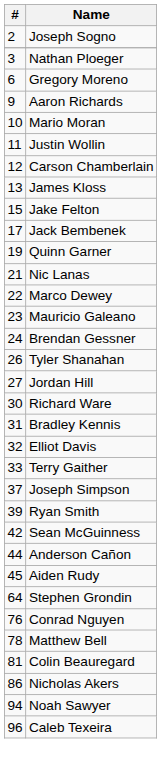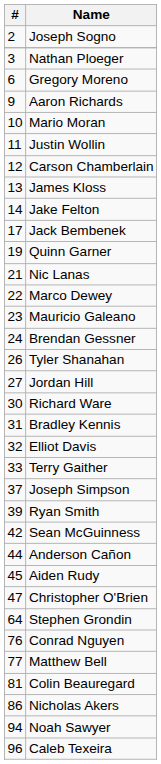(15, 209) 15 -> (15, 209) 14
+ row: (88, 597)
(15, 640) 78 -> (15, 662) 77
